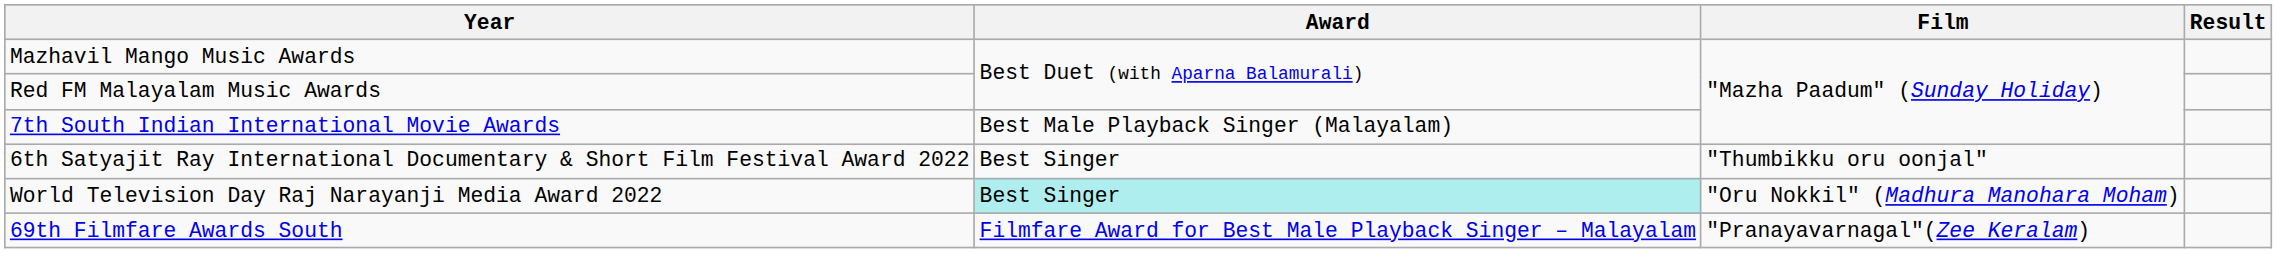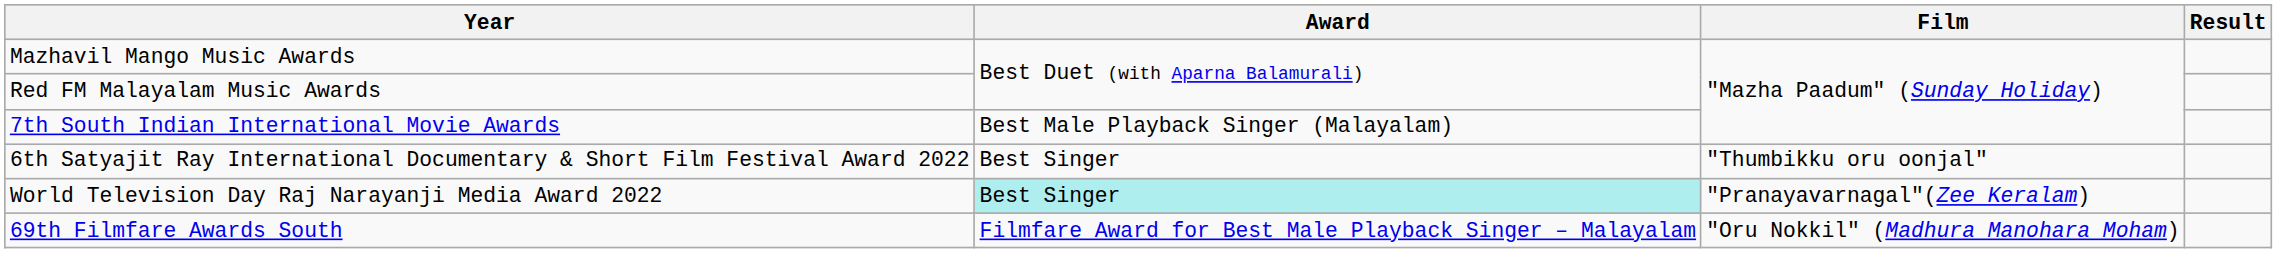(1943, 196) "Oru Nokkil" (Madhura Manohara Moham) -> (1898, 196) "Pranayavarnagal"(Zee Keralam)
(1898, 231) "Pranayavarnagal"(Zee Keralam) -> (1943, 231) "Oru Nokkil" (Madhura Manohara Moham)
